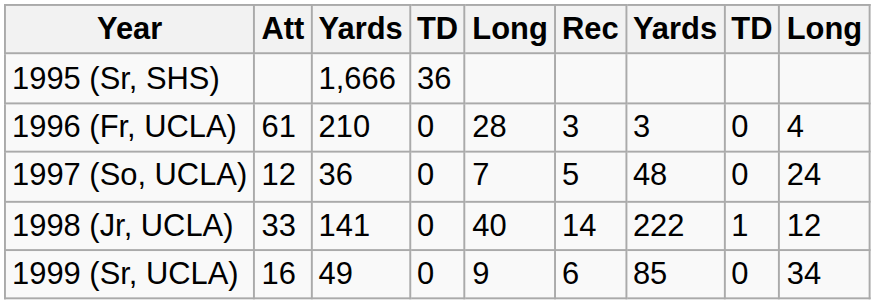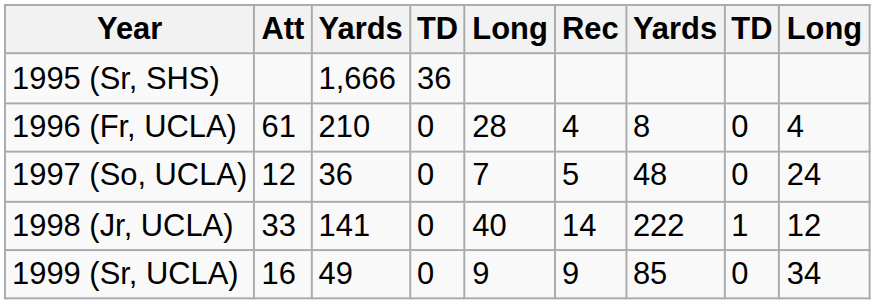(571, 126) 3 -> (571, 126) 4
(642, 126) 3 -> (642, 126) 8
(571, 273) 6 -> (571, 273) 9
